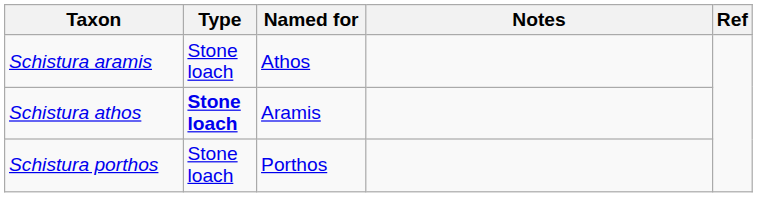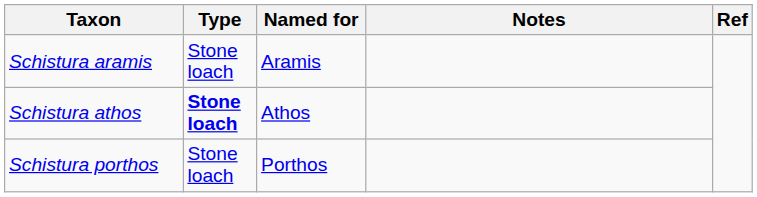(286, 60) Athos -> (291, 60) Aramis
(291, 113) Aramis -> (286, 113) Athos
